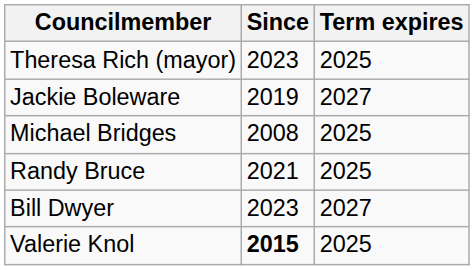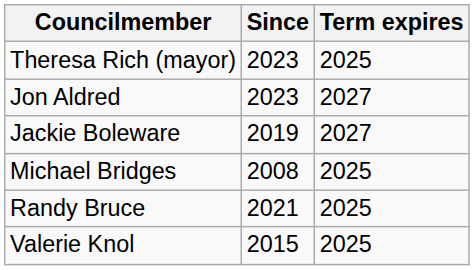+ row: (65, 97)
- row: (62, 208)
(273, 245) bold -> (273, 245) normal
